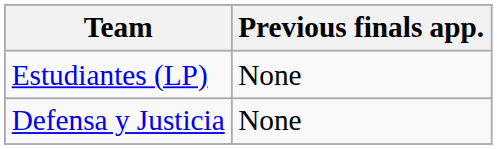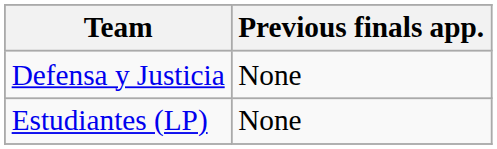rows swapped: (110, 74) <-> (118, 120)
